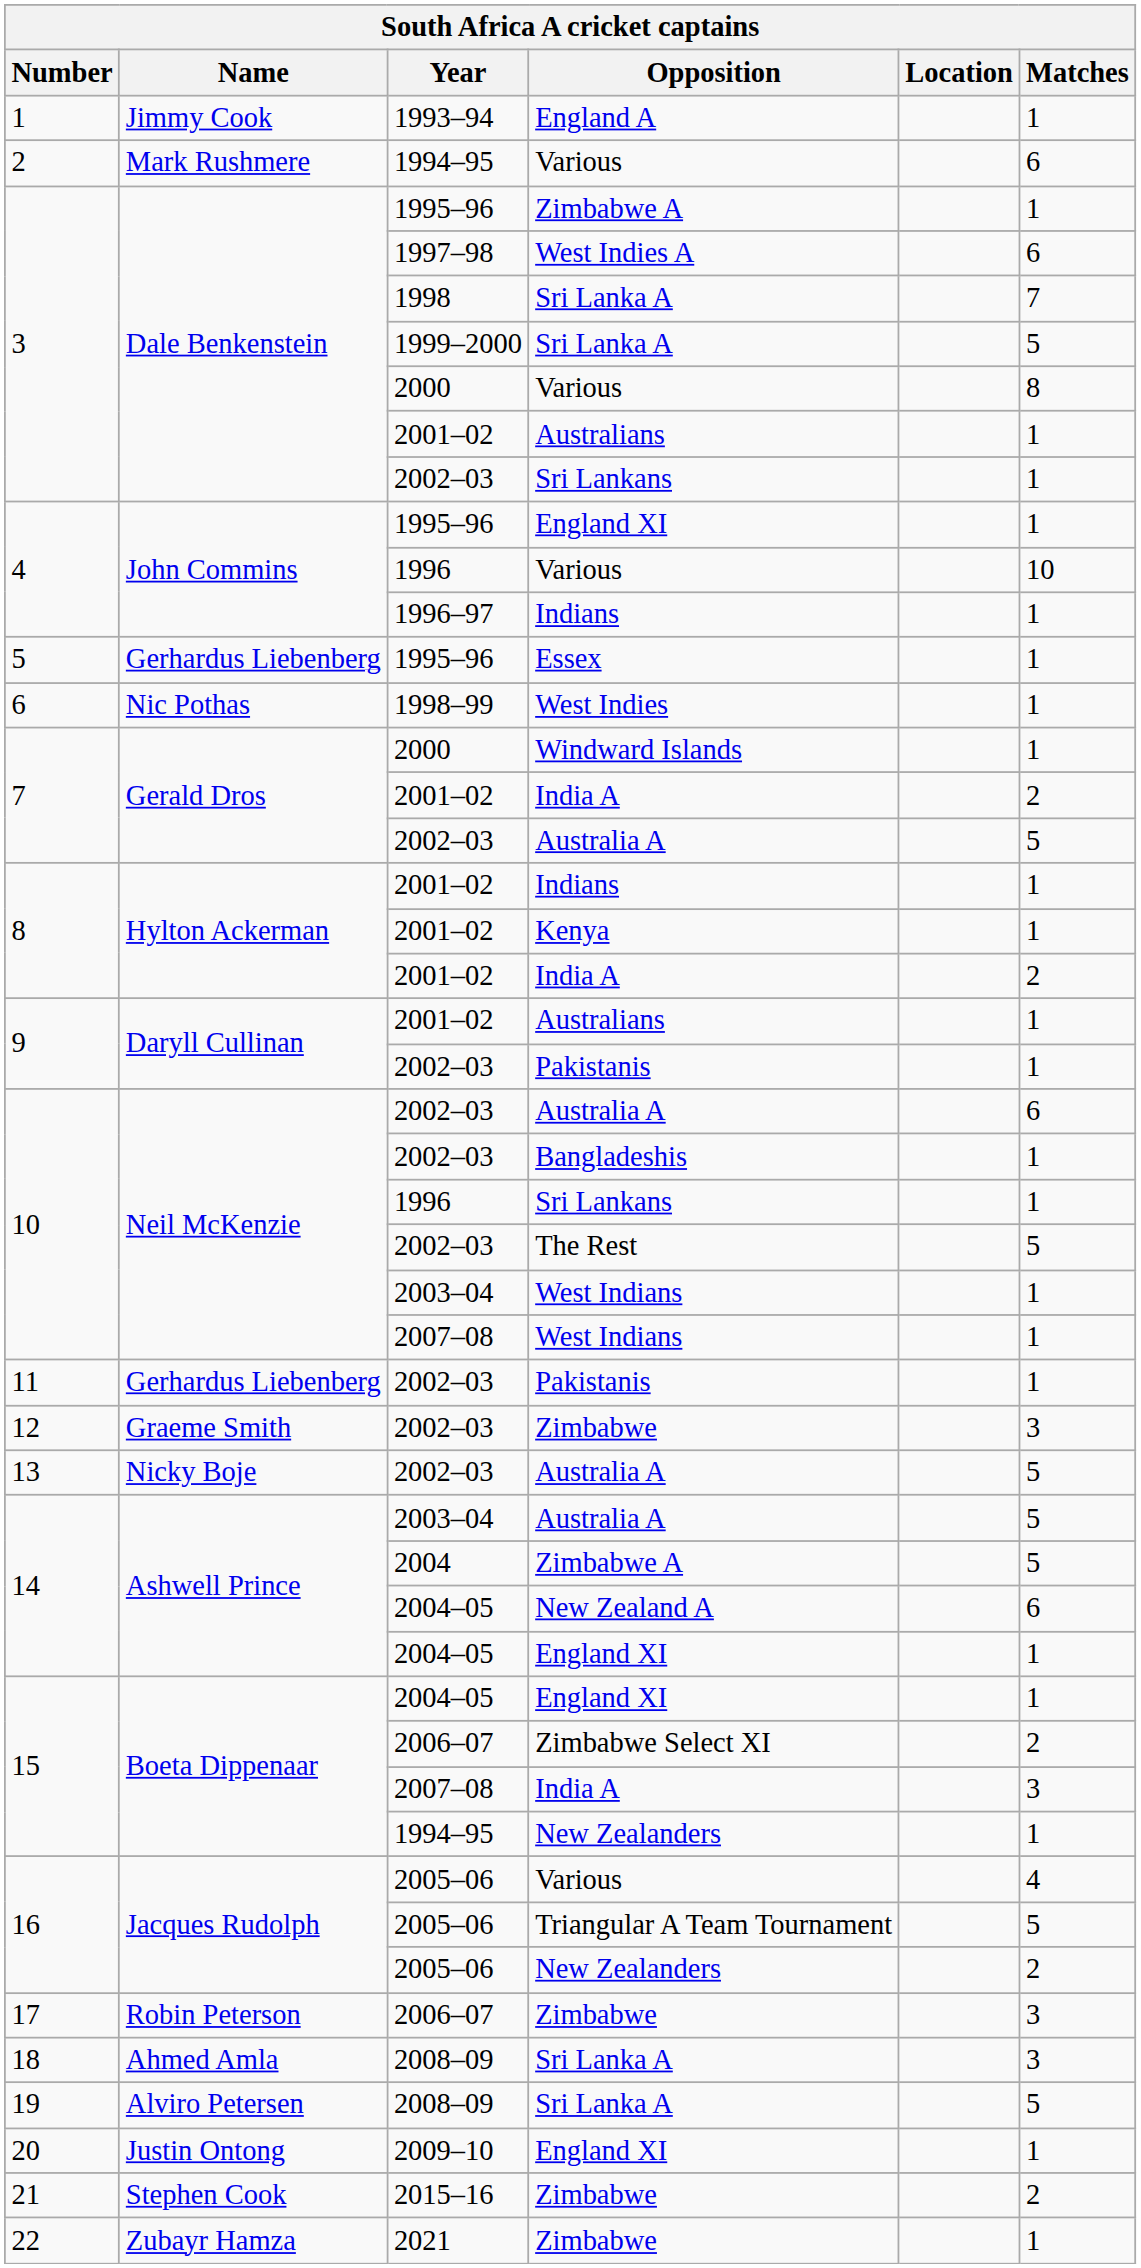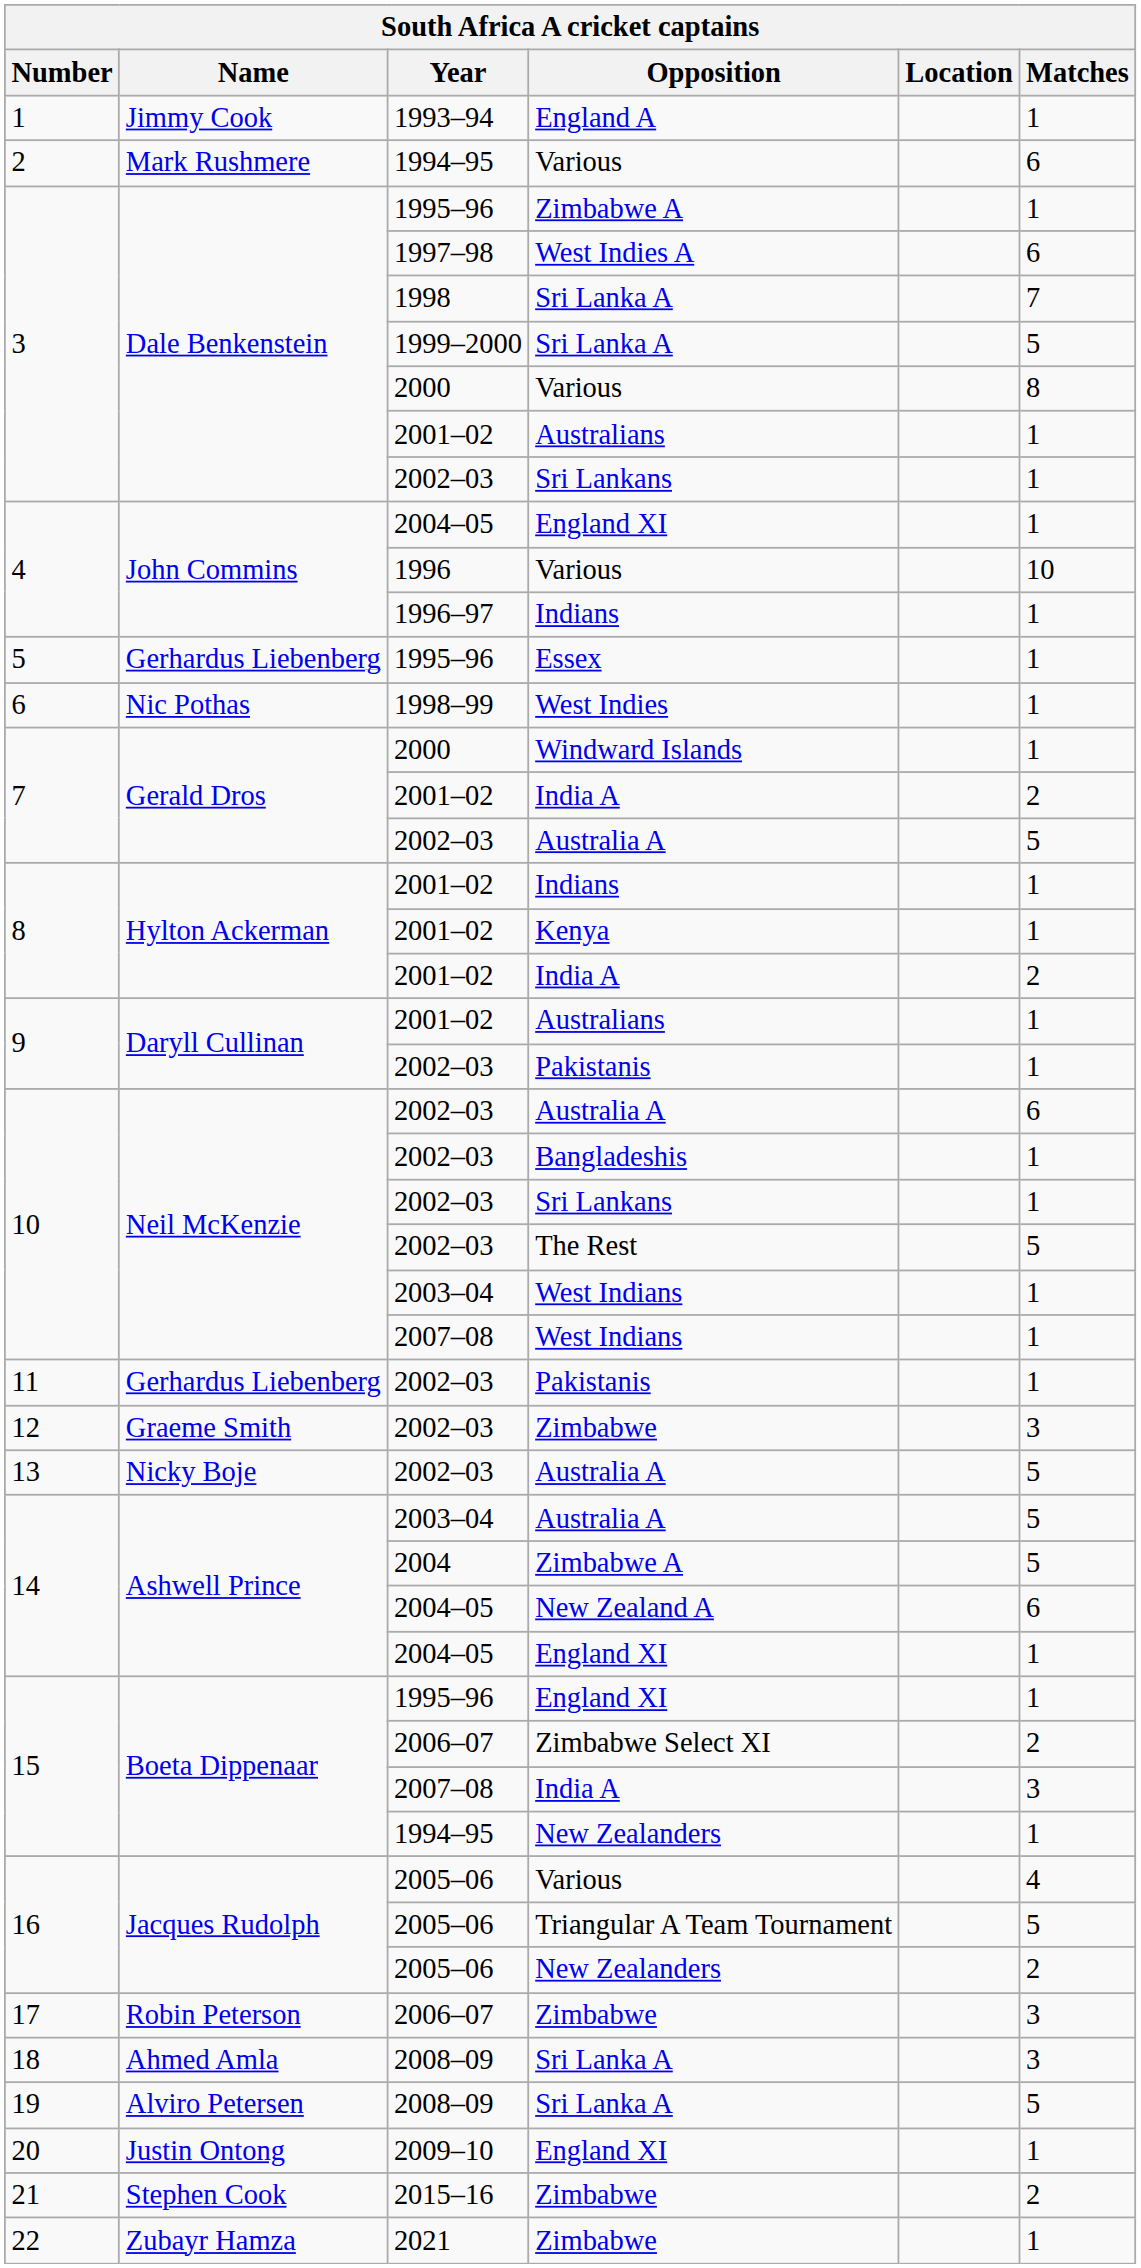(444, 523) 1995–96 -> (444, 523) 2004–05
(422, 1201) 1996 -> (444, 1201) 2002–03
(444, 1698) 2004–05 -> (444, 1698) 1995–96
